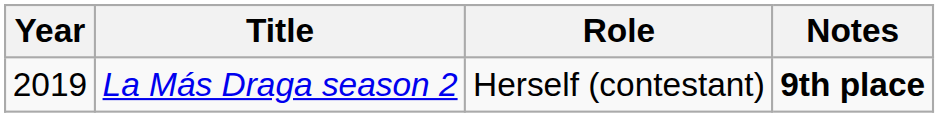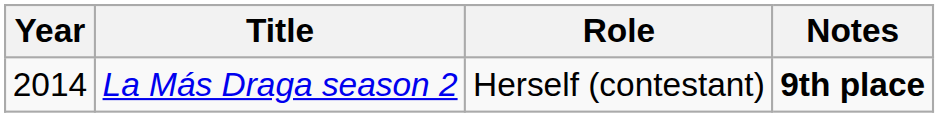(50, 84) 2019 -> (50, 84) 2014
